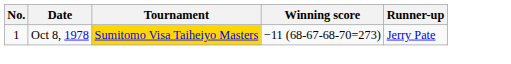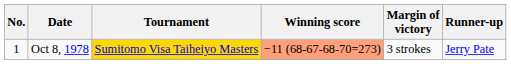+ column: (413, 22)
(322, 35) no background -> (322, 49) lightsalmon background
